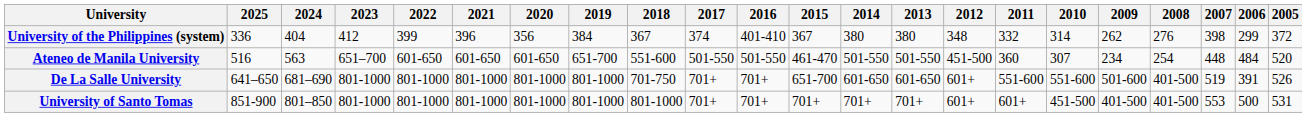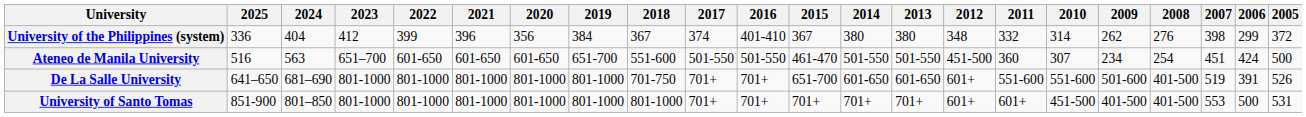(1215, 58) 448 -> (1215, 58) 451
(1248, 58) 484 -> (1248, 58) 424
(1282, 58) 520 -> (1282, 58) 500
